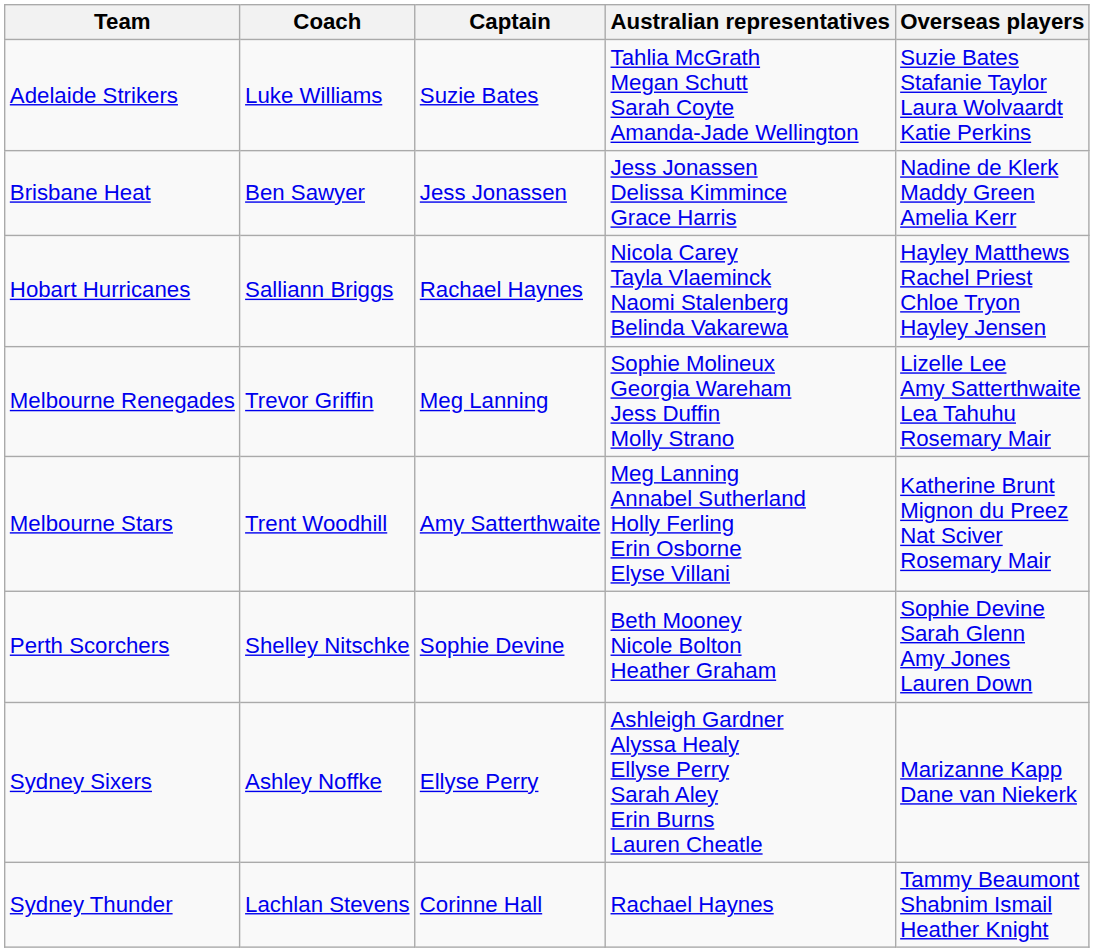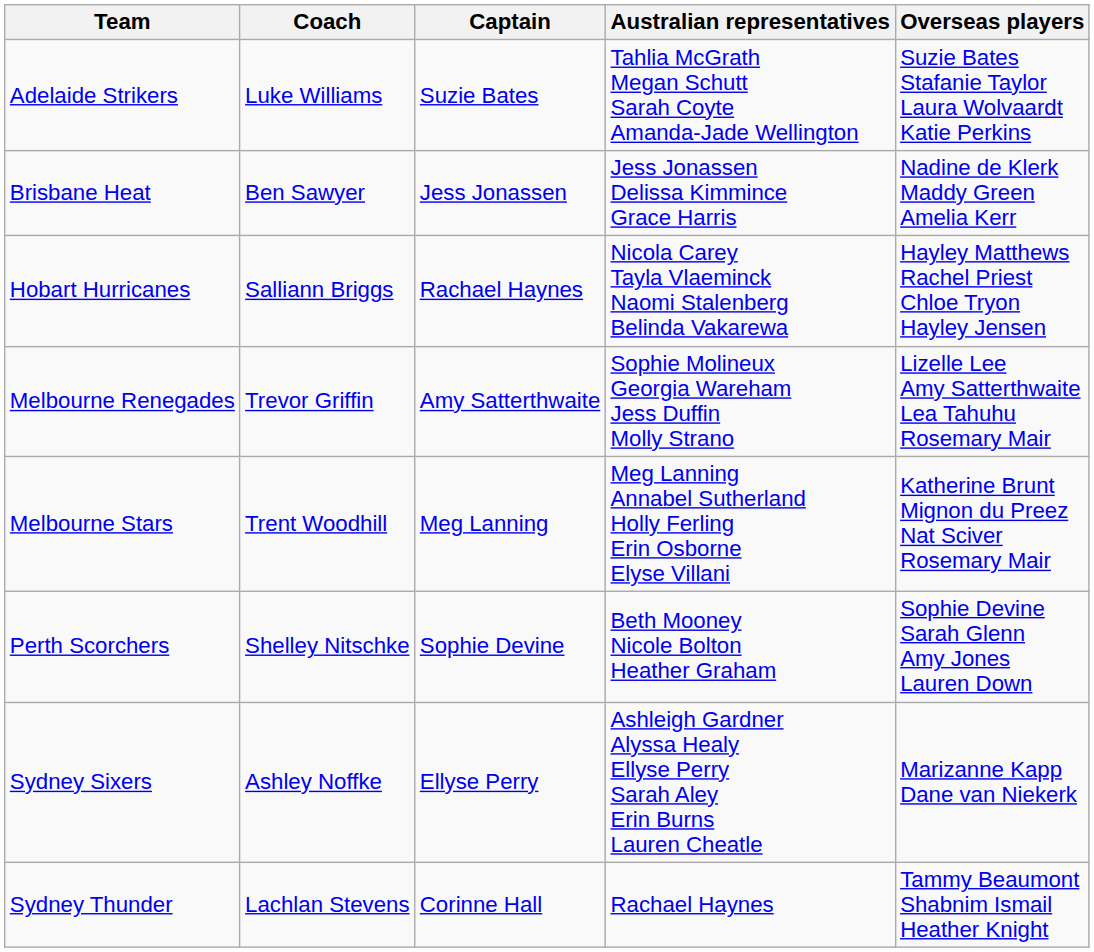(484, 400) Meg Lanning -> (510, 400) Amy Satterthwaite
(510, 523) Amy Satterthwaite -> (484, 523) Meg Lanning
